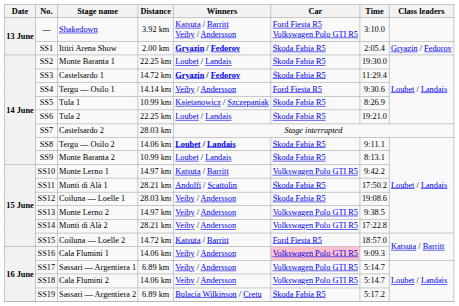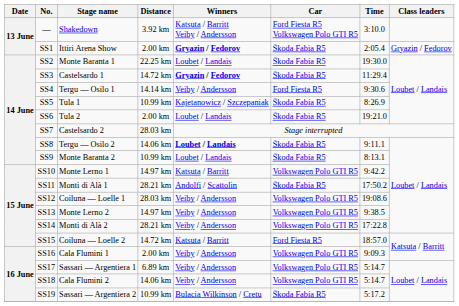(156, 116) 22.25 km -> (156, 116) 2.00 km
(299, 198) Škoda Fabia R5 -> (315, 198) Volkswagen Polo GTI R5
(156, 253) 14.06 km -> (156, 253) 2.00 km
(315, 253) pink background -> (315, 253) no background
(156, 294) 6.89 km -> (156, 294) 10.99 km
